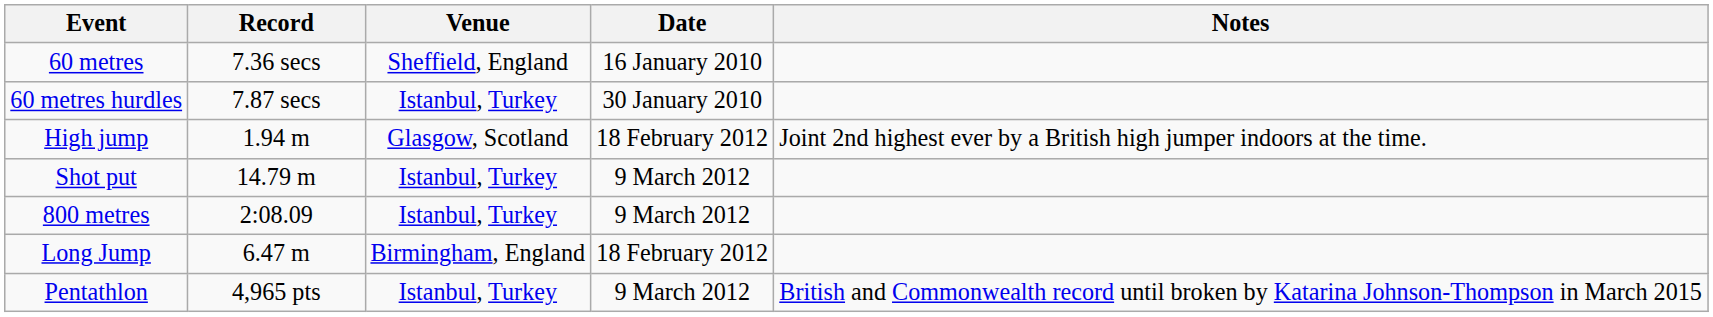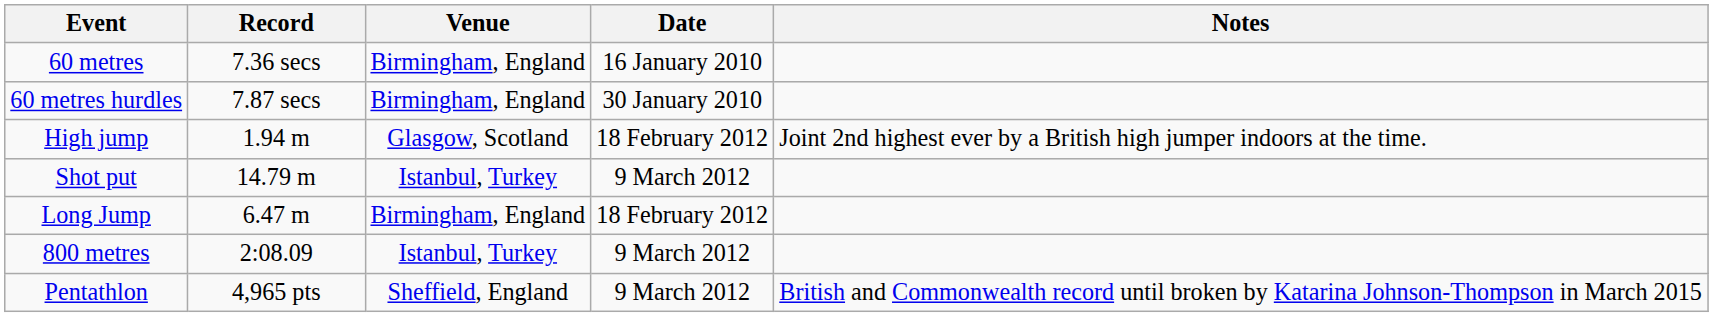(478, 61) Sheffield, England -> (478, 61) Birmingham, England
(478, 100) Istanbul, Turkey -> (478, 100) Birmingham, England
rows swapped: (96, 253) <-> (96, 215)
(478, 291) Istanbul, Turkey -> (478, 291) Sheffield, England
